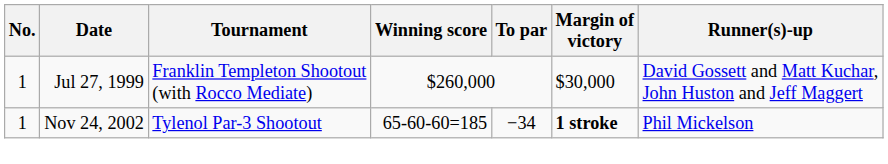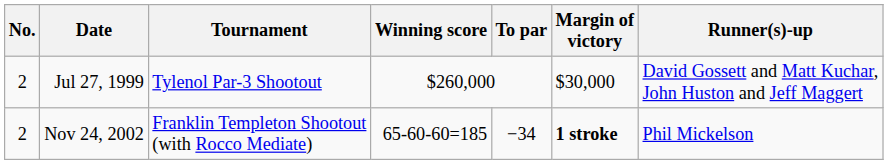(22, 82) 1 -> (22, 82) 2
(259, 82) Franklin Templeton Shootout (with Rocco Mediate) -> (237, 82) Tylenol Par-3 Shootout
(22, 123) 1 -> (22, 133) 2
(237, 123) Tylenol Par-3 Shootout -> (259, 133) Franklin Templeton Shootout (with Rocco Mediate)
